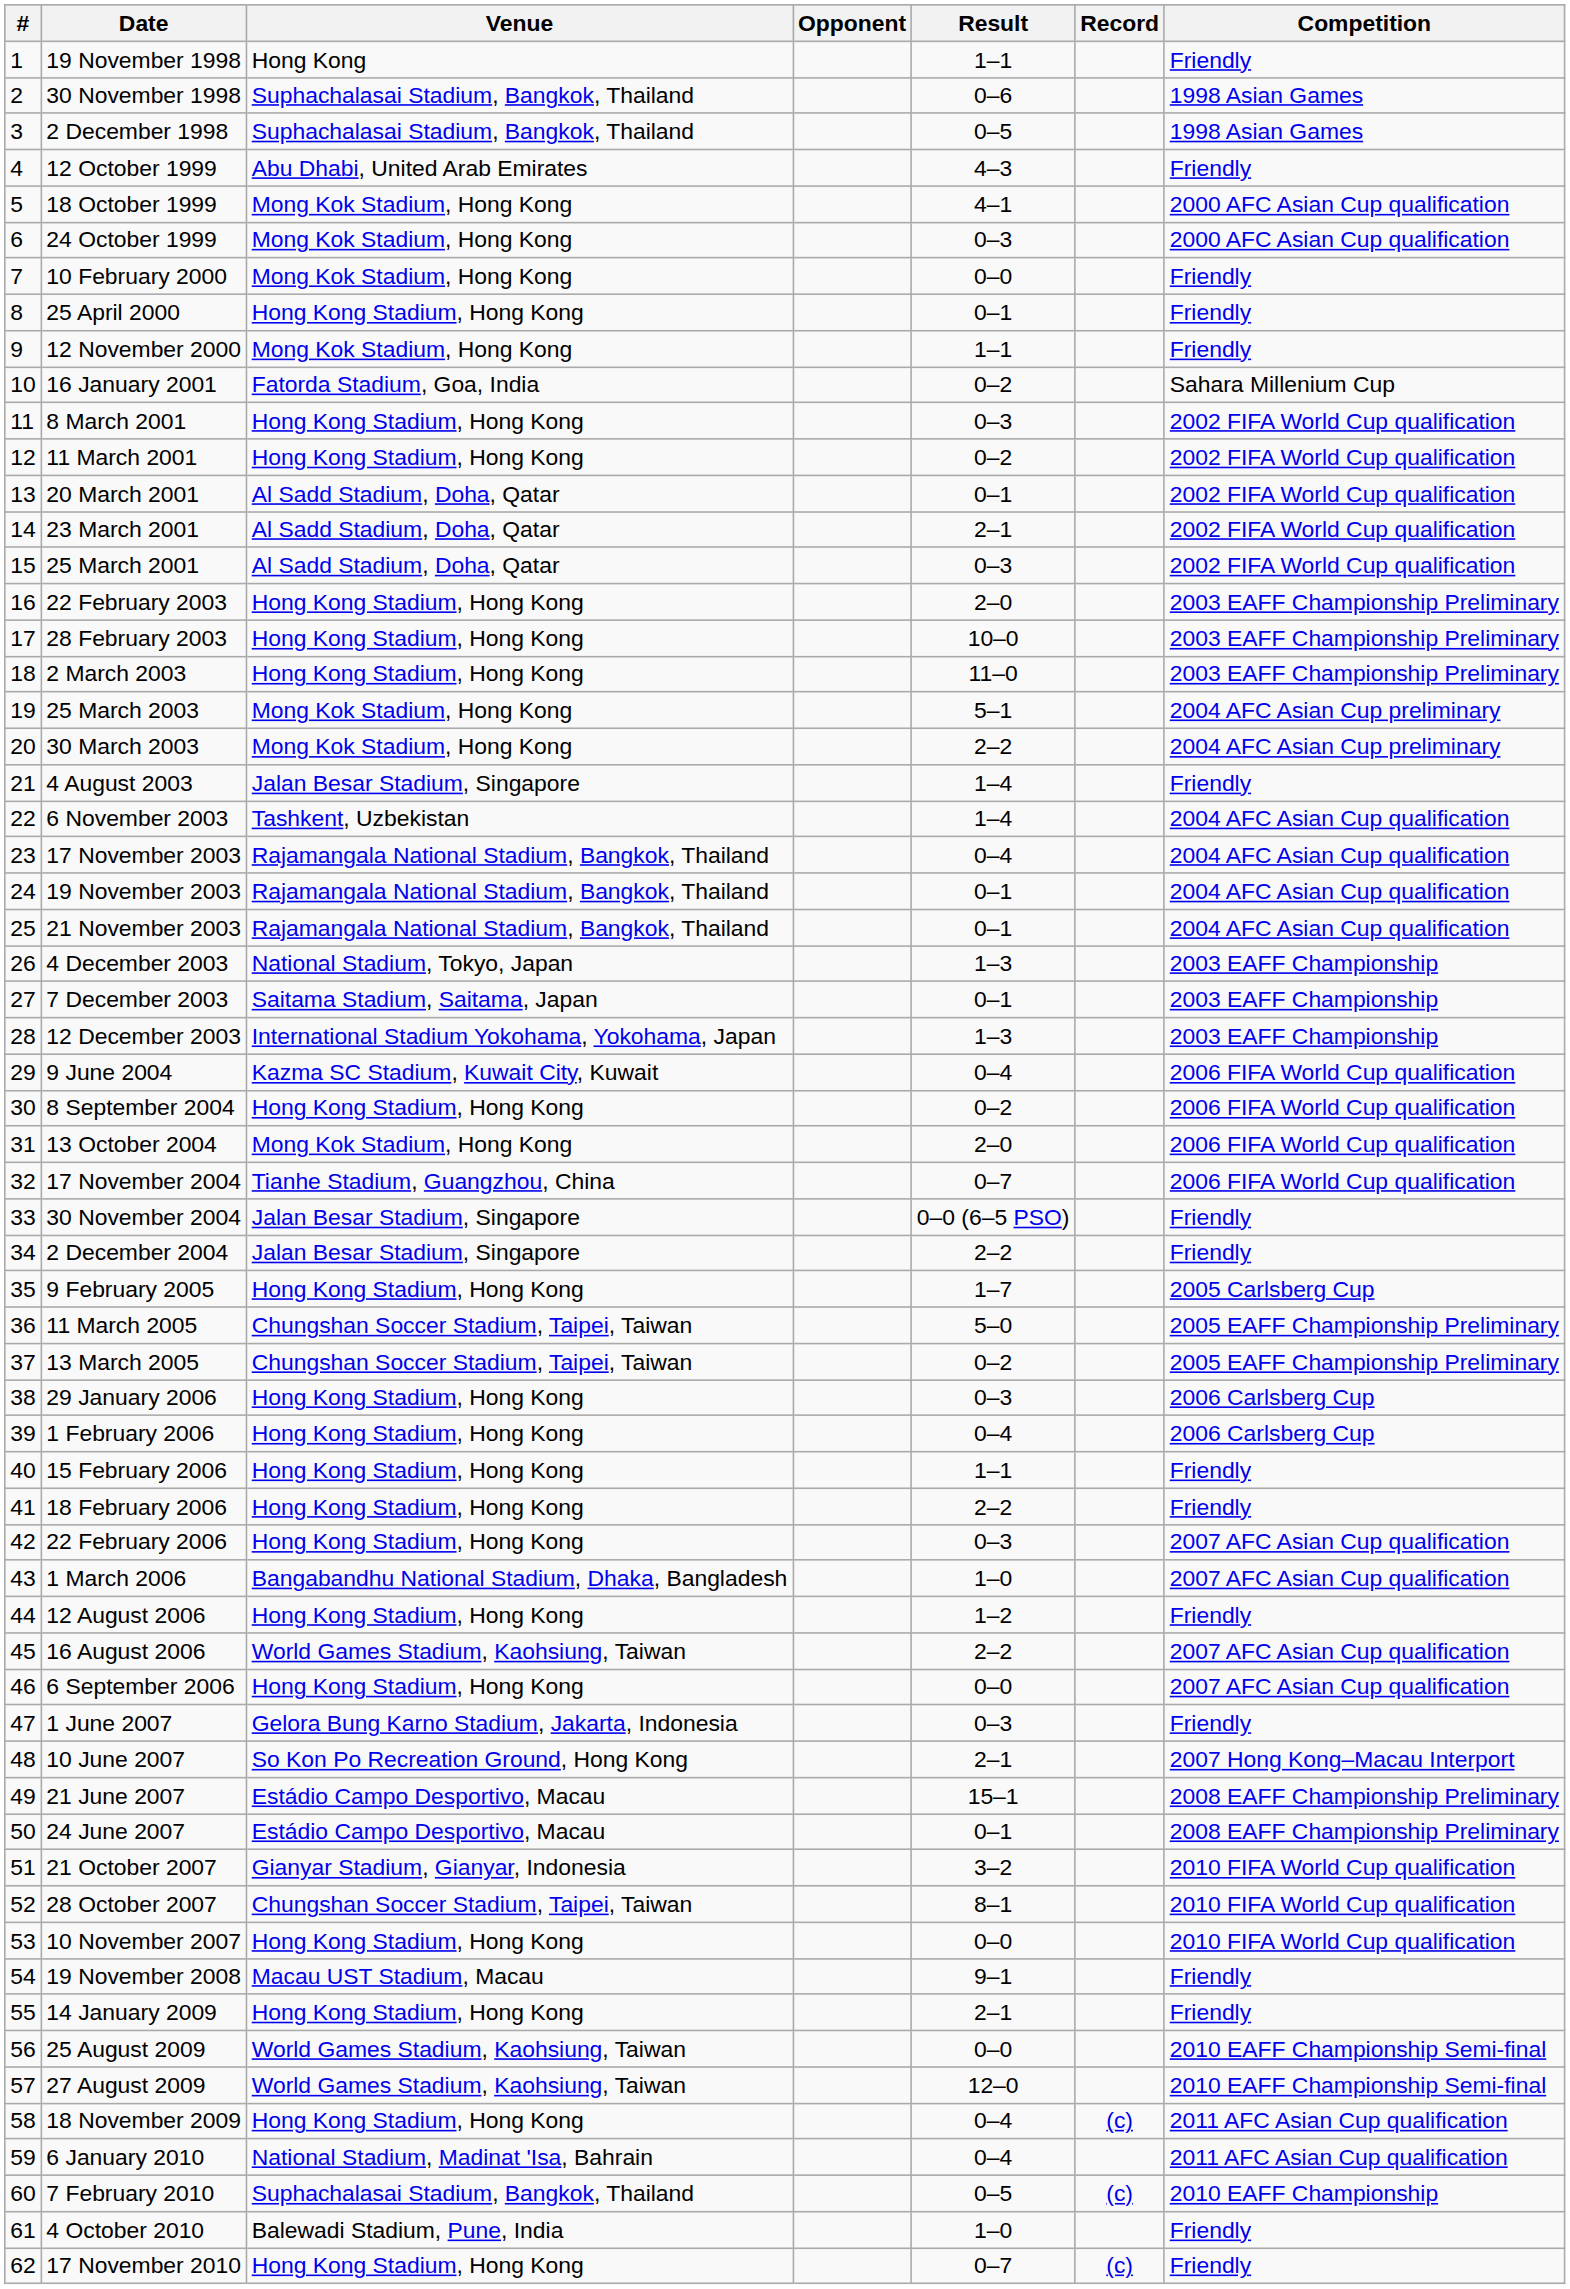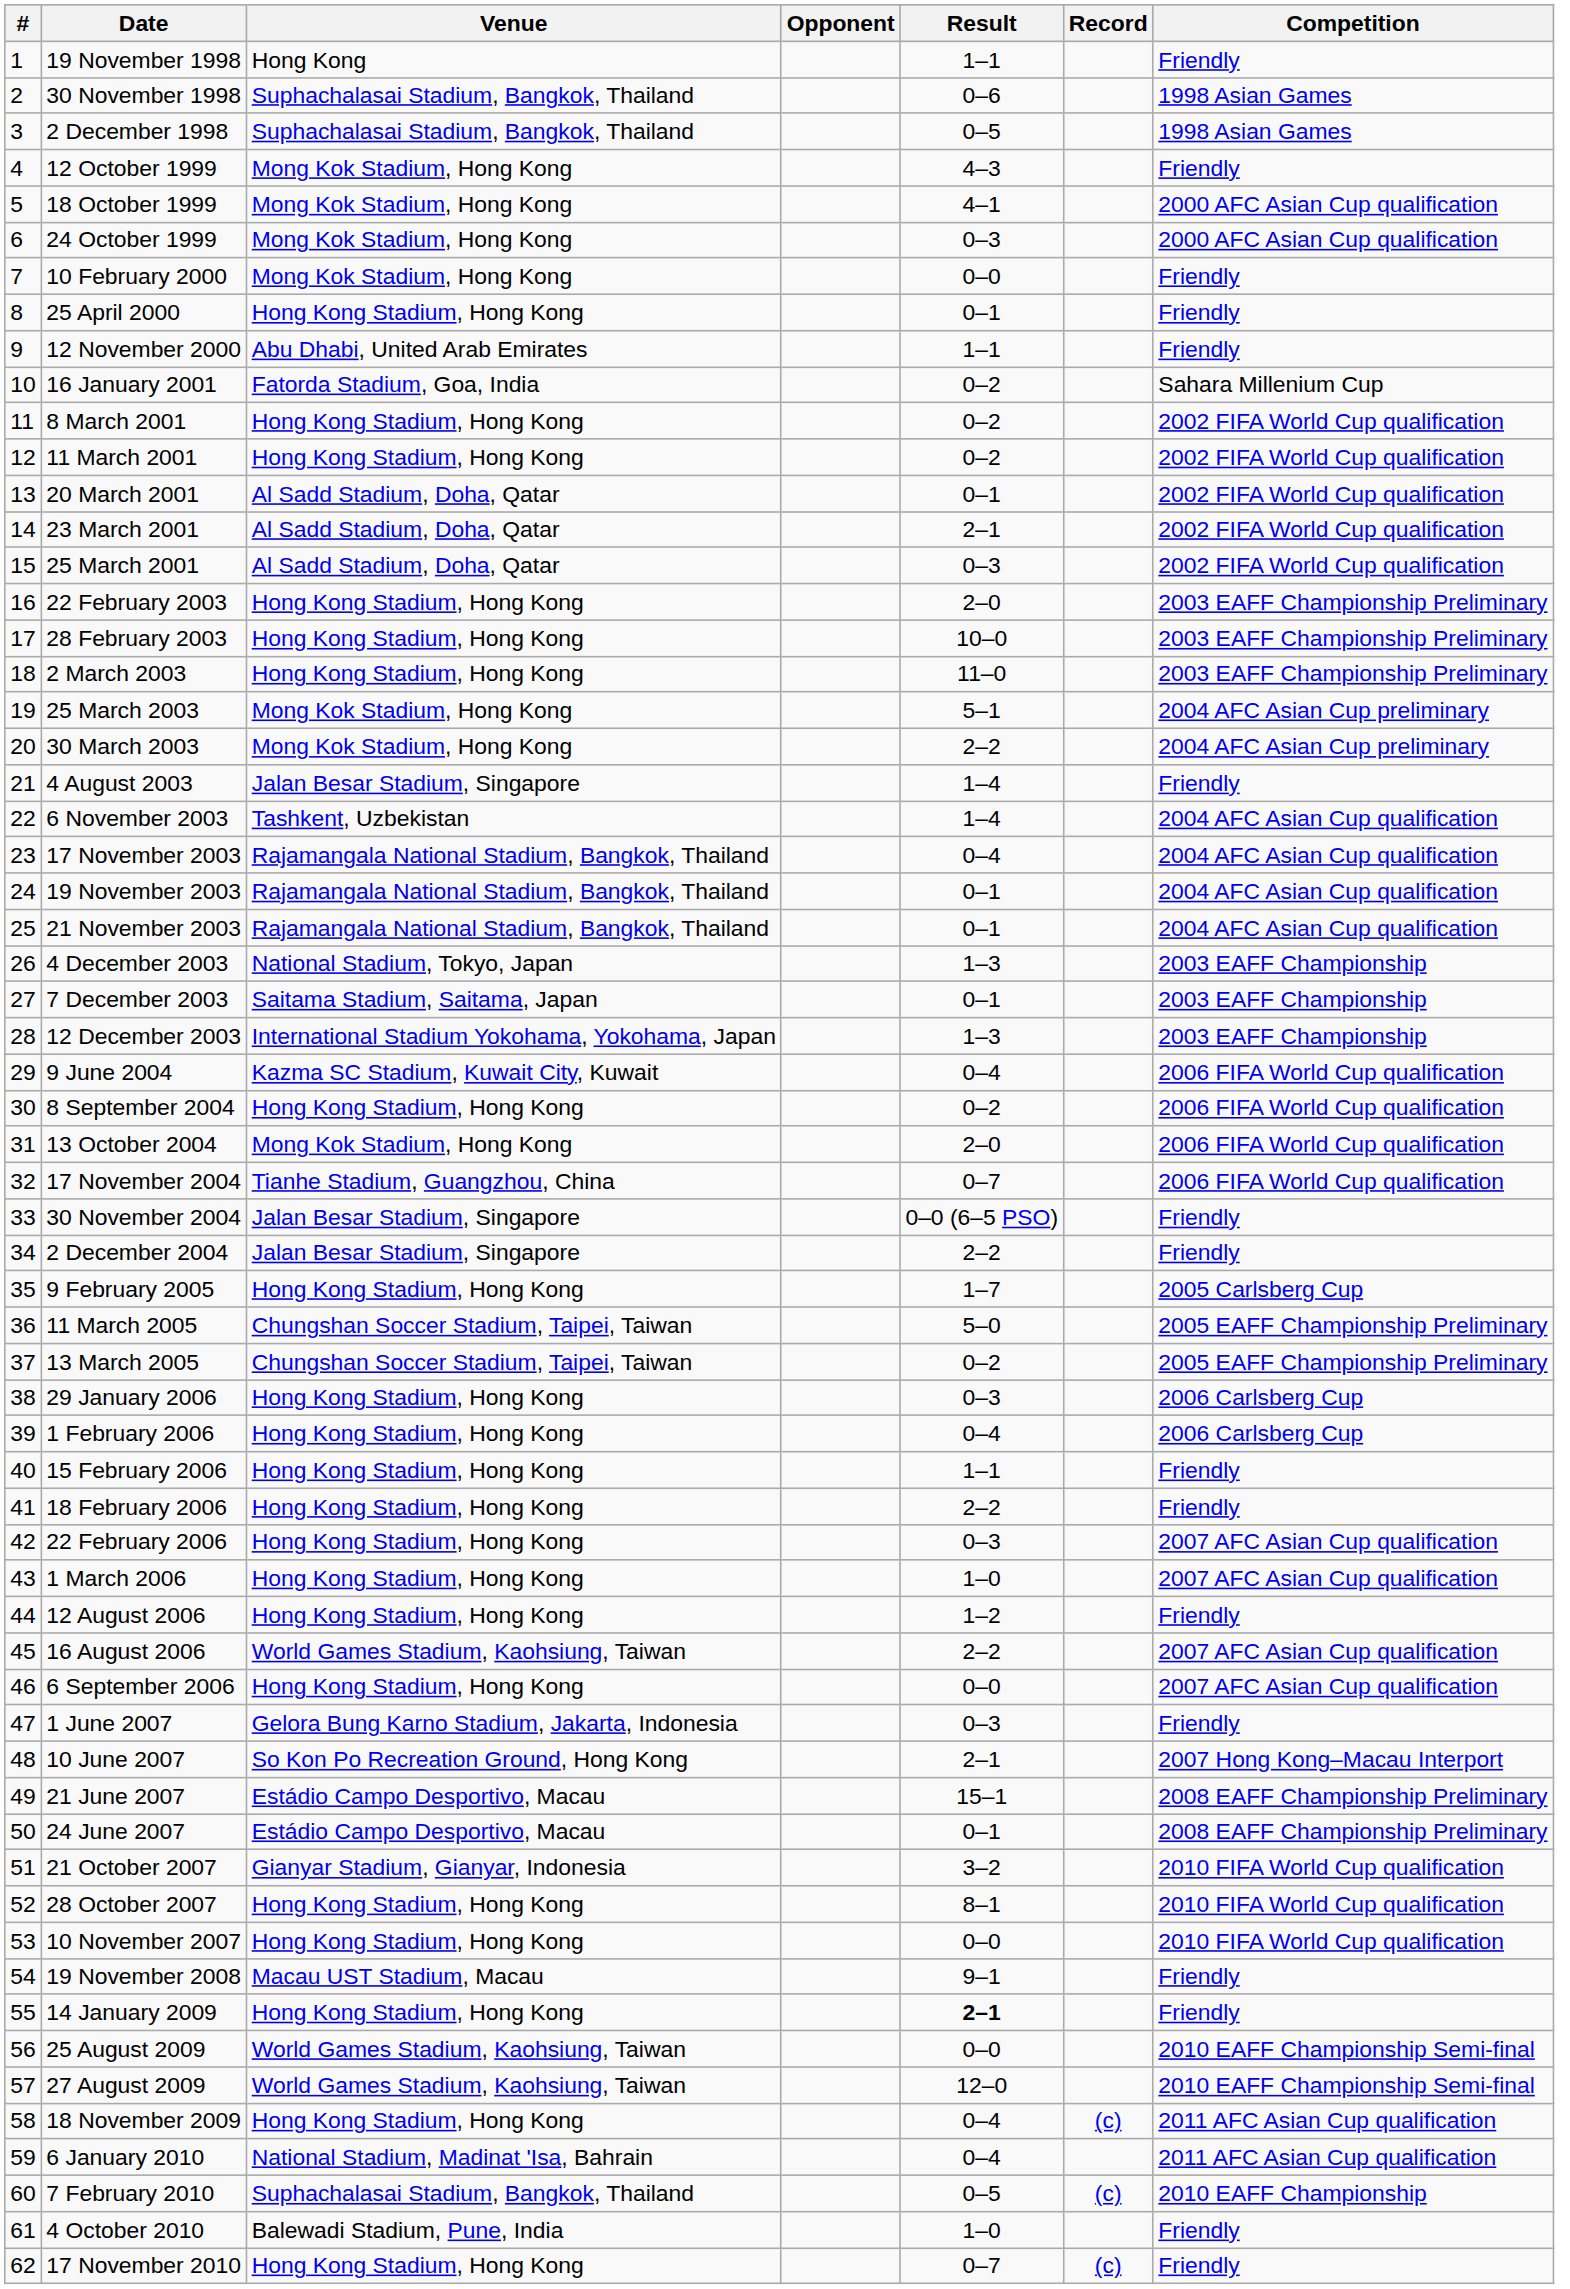(420, 168) Abu Dhabi, United Arab Emirates -> (412, 168) Mong Kok Stadium, Hong Kong
(412, 349) Mong Kok Stadium, Hong Kong -> (420, 349) Abu Dhabi, United Arab Emirates
(993, 421) 0–3 -> (982, 421) 0–2
(520, 1579) Bangabandhu National Stadium, Dhaka, Bangladesh -> (418, 1579) Hong Kong Stadium, Hong Kong
(472, 1904) Chungshan Soccer Stadium, Taipei, Taiwan -> (418, 1904) Hong Kong Stadium, Hong Kong
(993, 2013) normal -> (982, 2013) bold
